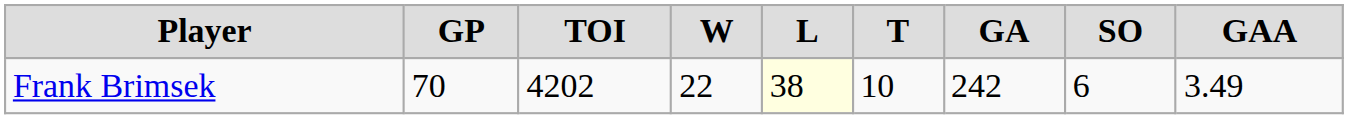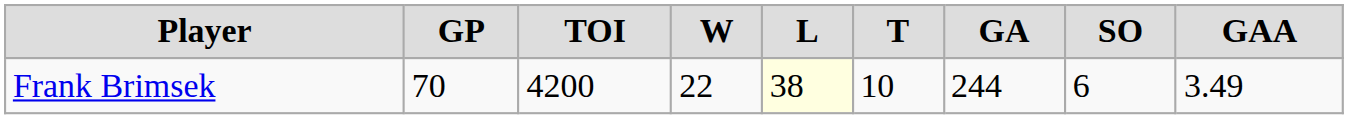(560, 85) 4202 -> (560, 85) 4200
(976, 85) 242 -> (976, 85) 244
